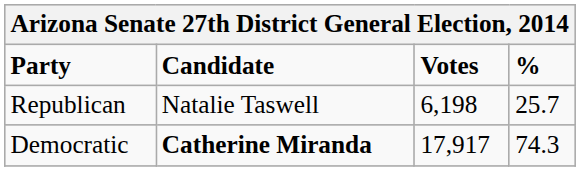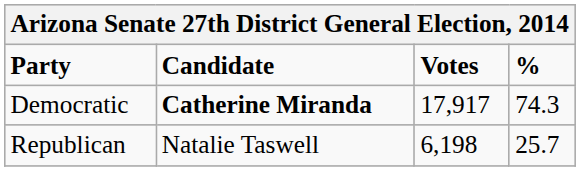rows swapped: (70, 144) <-> (68, 104)
